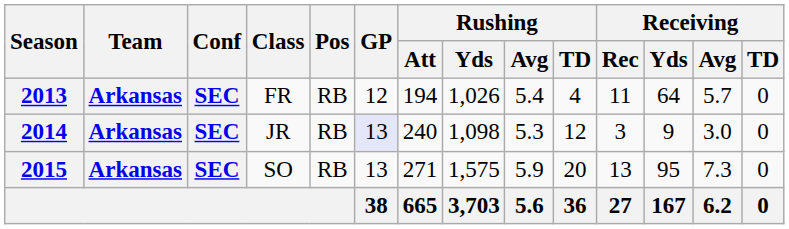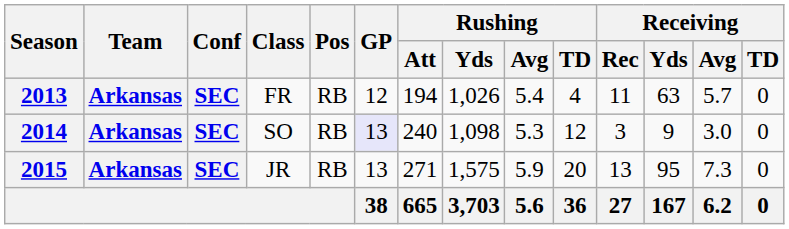(669, 95) 64 -> (669, 95) 63
(278, 132) JR -> (278, 132) SO
(278, 168) SO -> (278, 168) JR
